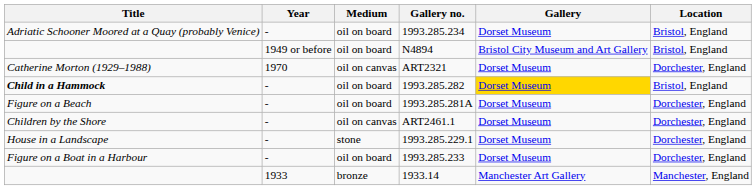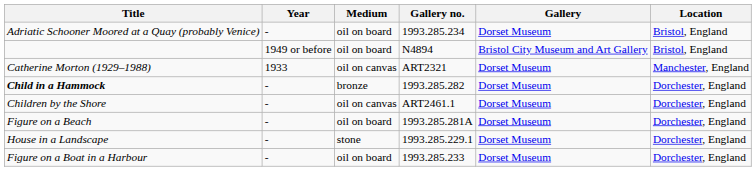(276, 67) 1970 -> (276, 67) 1933
(699, 67) Dorchester, England -> (701, 67) Manchester, England
(364, 85) oil on board -> (352, 85) bronze
(515, 85) gold background -> (515, 85) no background
(690, 85) Bristol, England -> (699, 85) Dorchester, England
rows swapped: (429, 121) <-> (437, 103)
- row: (420, 175)
